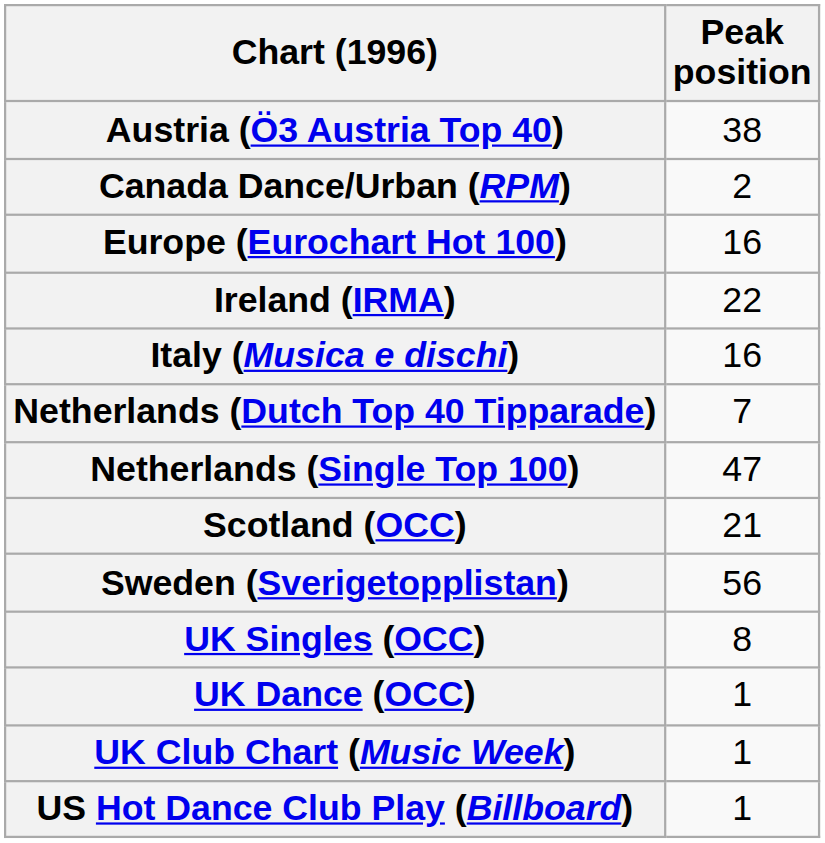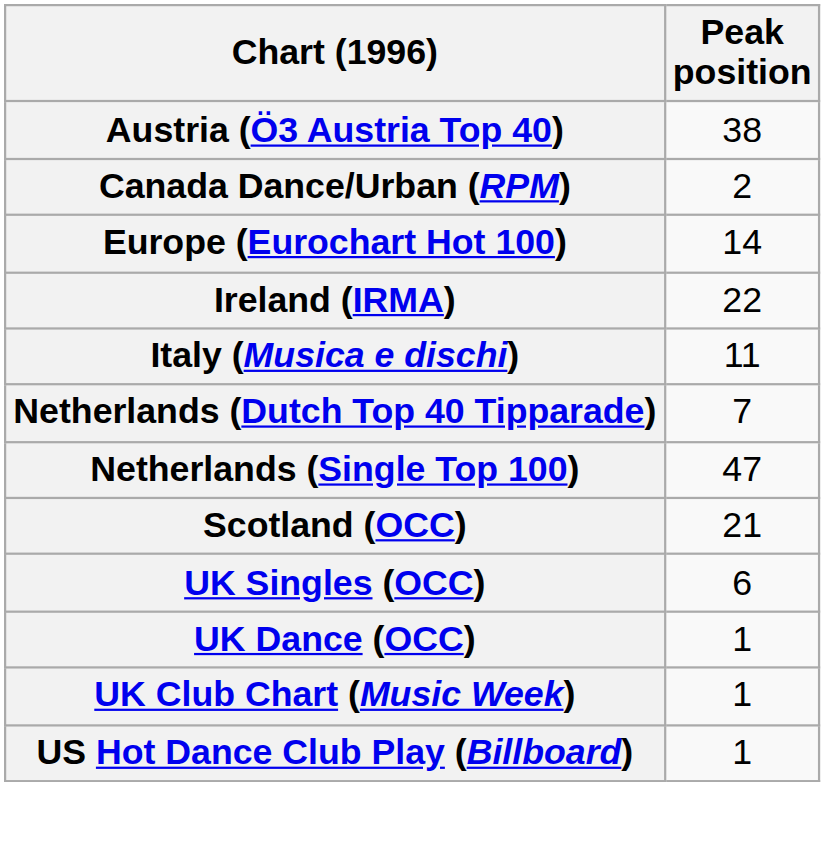(742, 242) 16 -> (742, 242) 14
(742, 355) 16 -> (742, 355) 11
- row: (335, 582)
(742, 638) 8 -> (742, 582) 6
